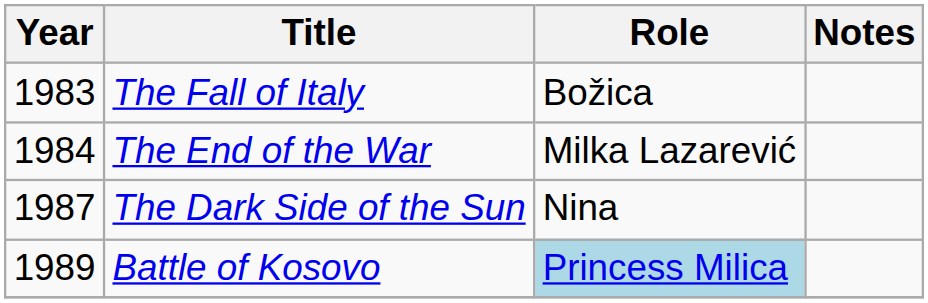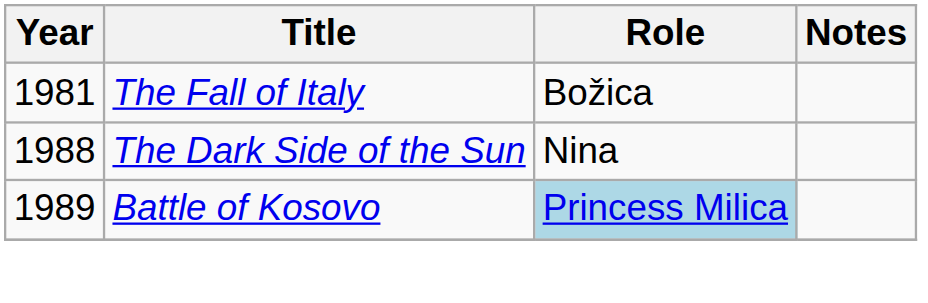(55, 92) 1983 -> (55, 92) 1981
- row: (272, 150)
(55, 208) 1987 -> (55, 150) 1988
